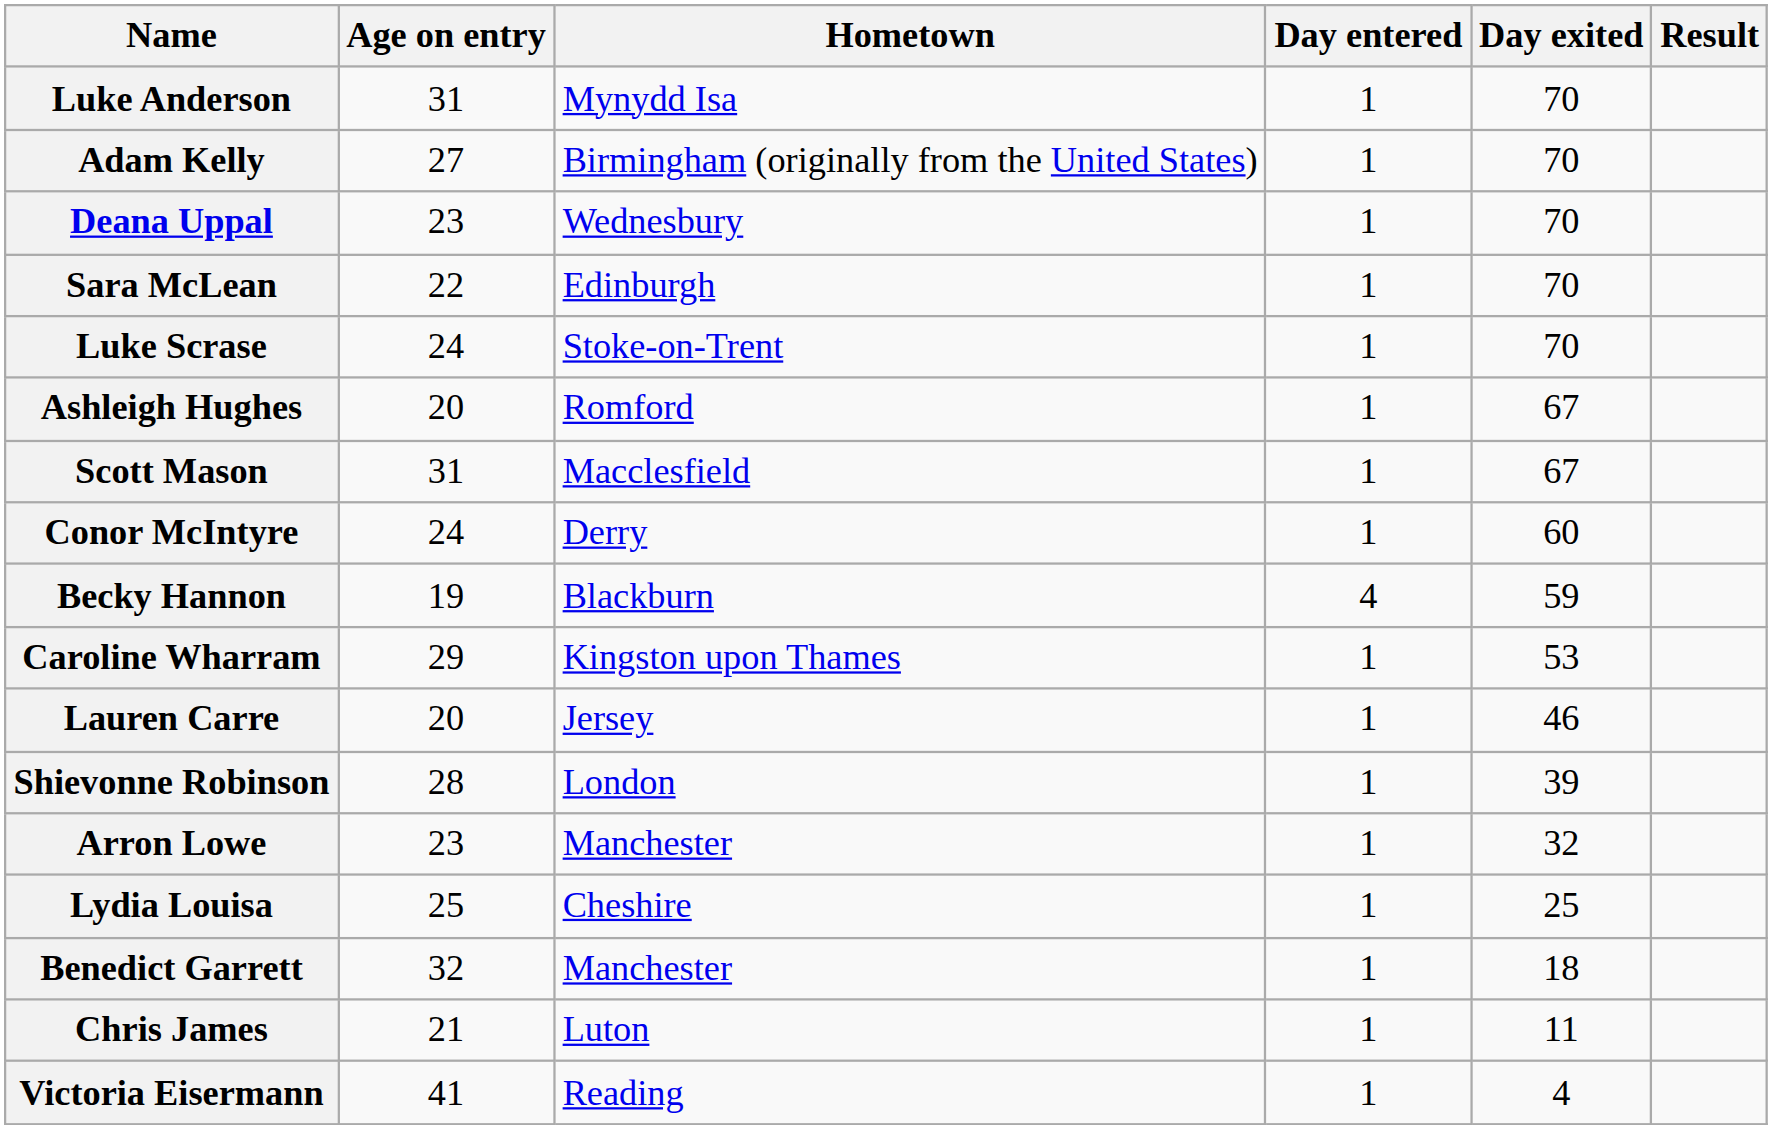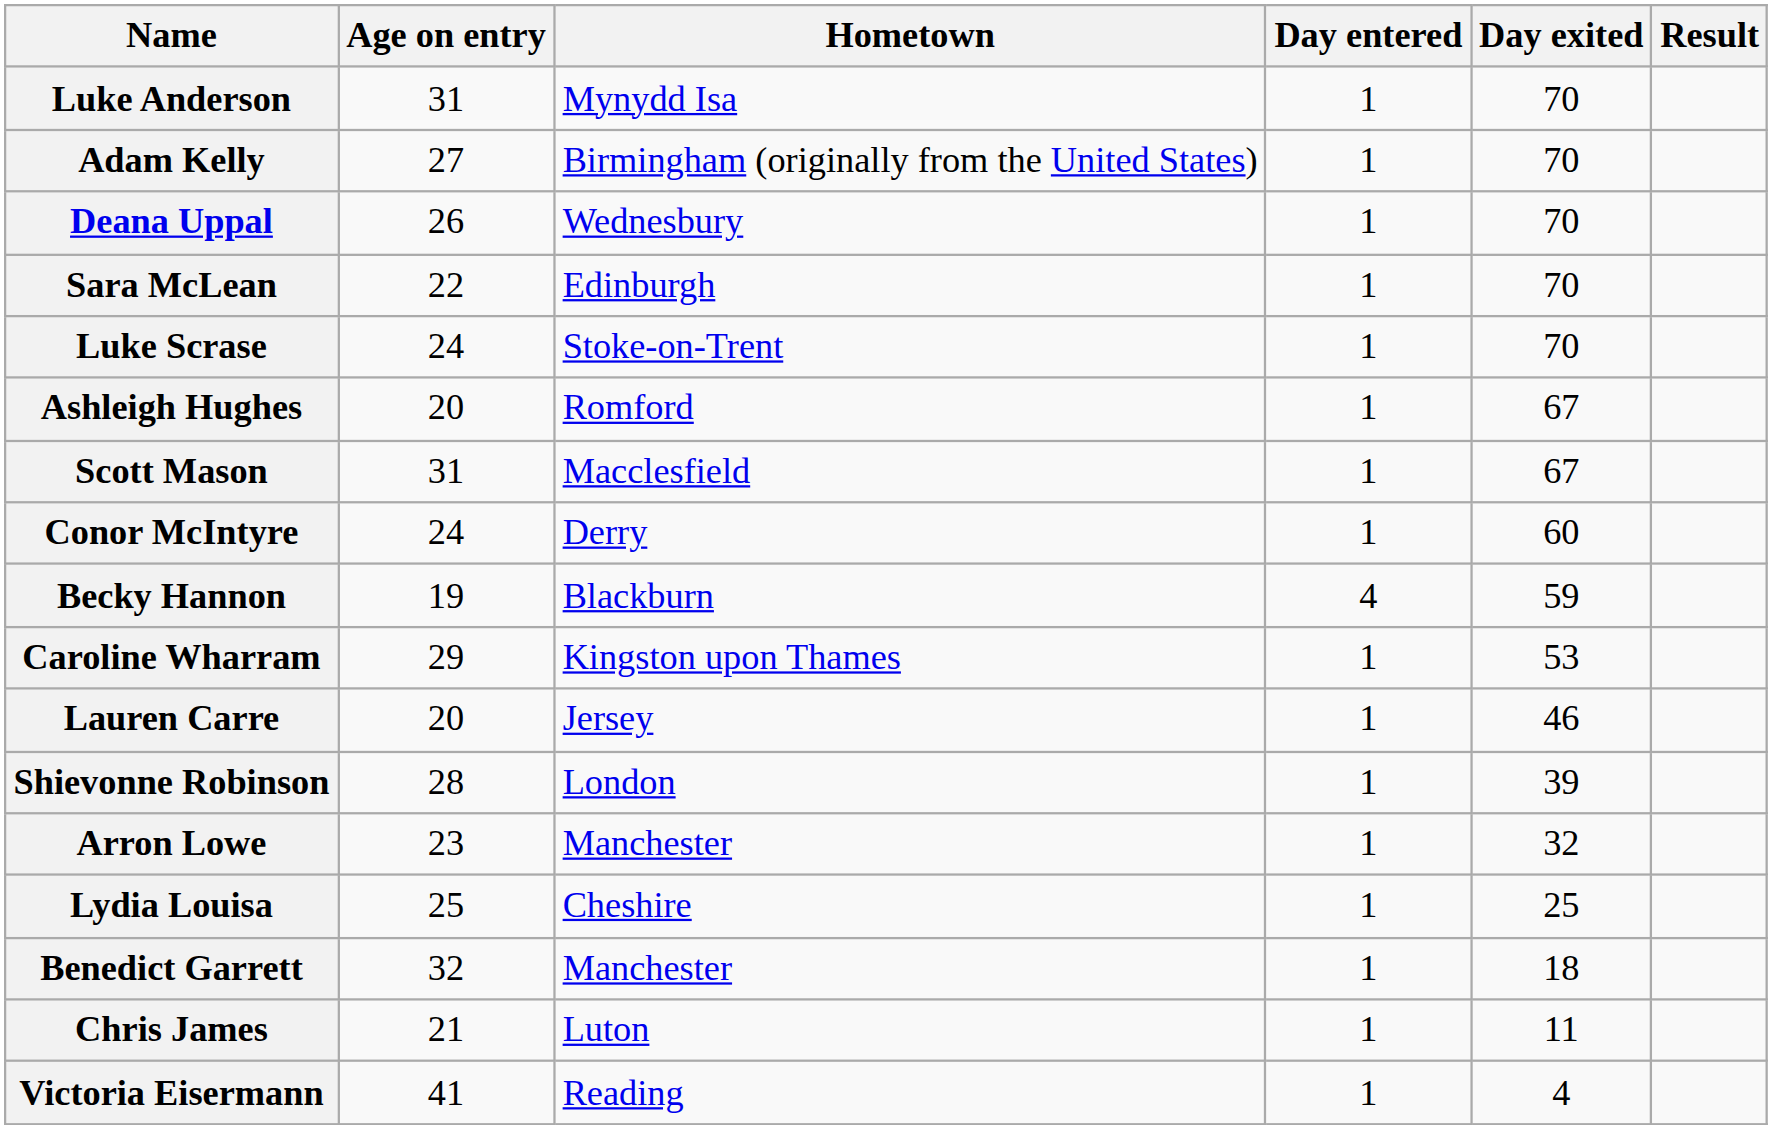(446, 221) 23 -> (446, 221) 26
